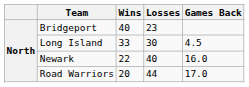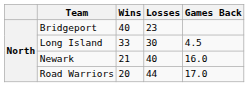(124, 58) 22 -> (124, 58) 21
